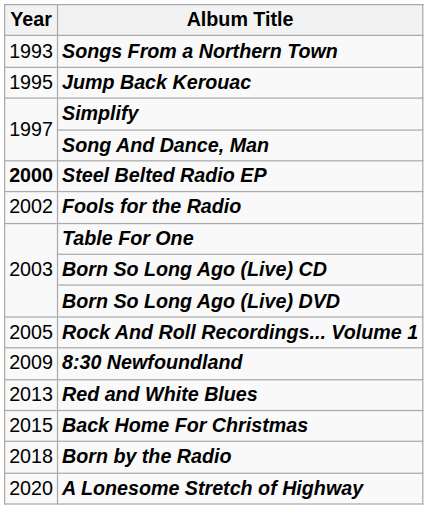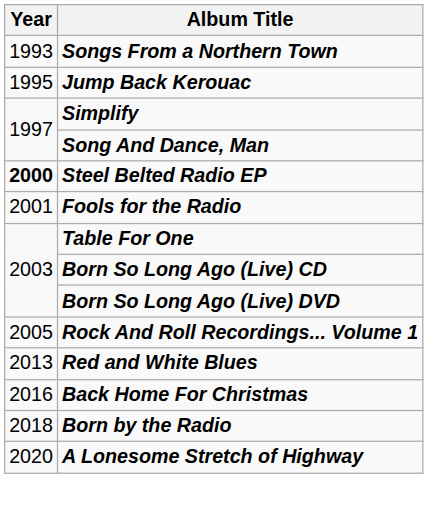(31, 207) 2002 -> (31, 207) 2001
- row: (152, 363)
(31, 425) 2015 -> (31, 394) 2016
